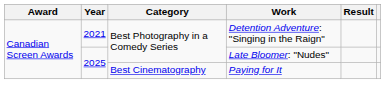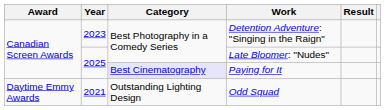(95, 33) 2021 -> (95, 33) 2023
(158, 70) no background -> (158, 70) lavender background
+ row: (254, 92)
